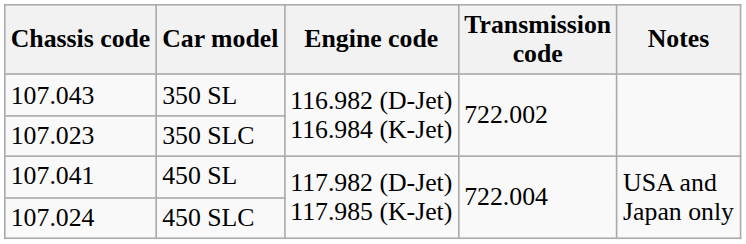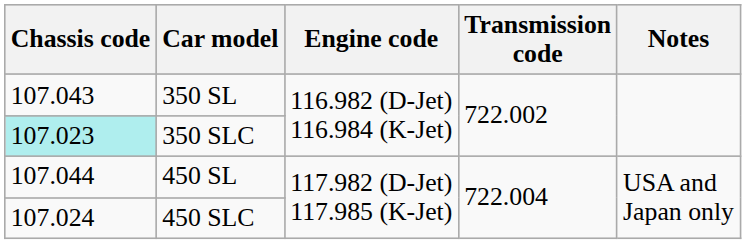(53, 135) no background -> (53, 135) paleturquoise background
(53, 176) 107.041 -> (53, 176) 107.044
